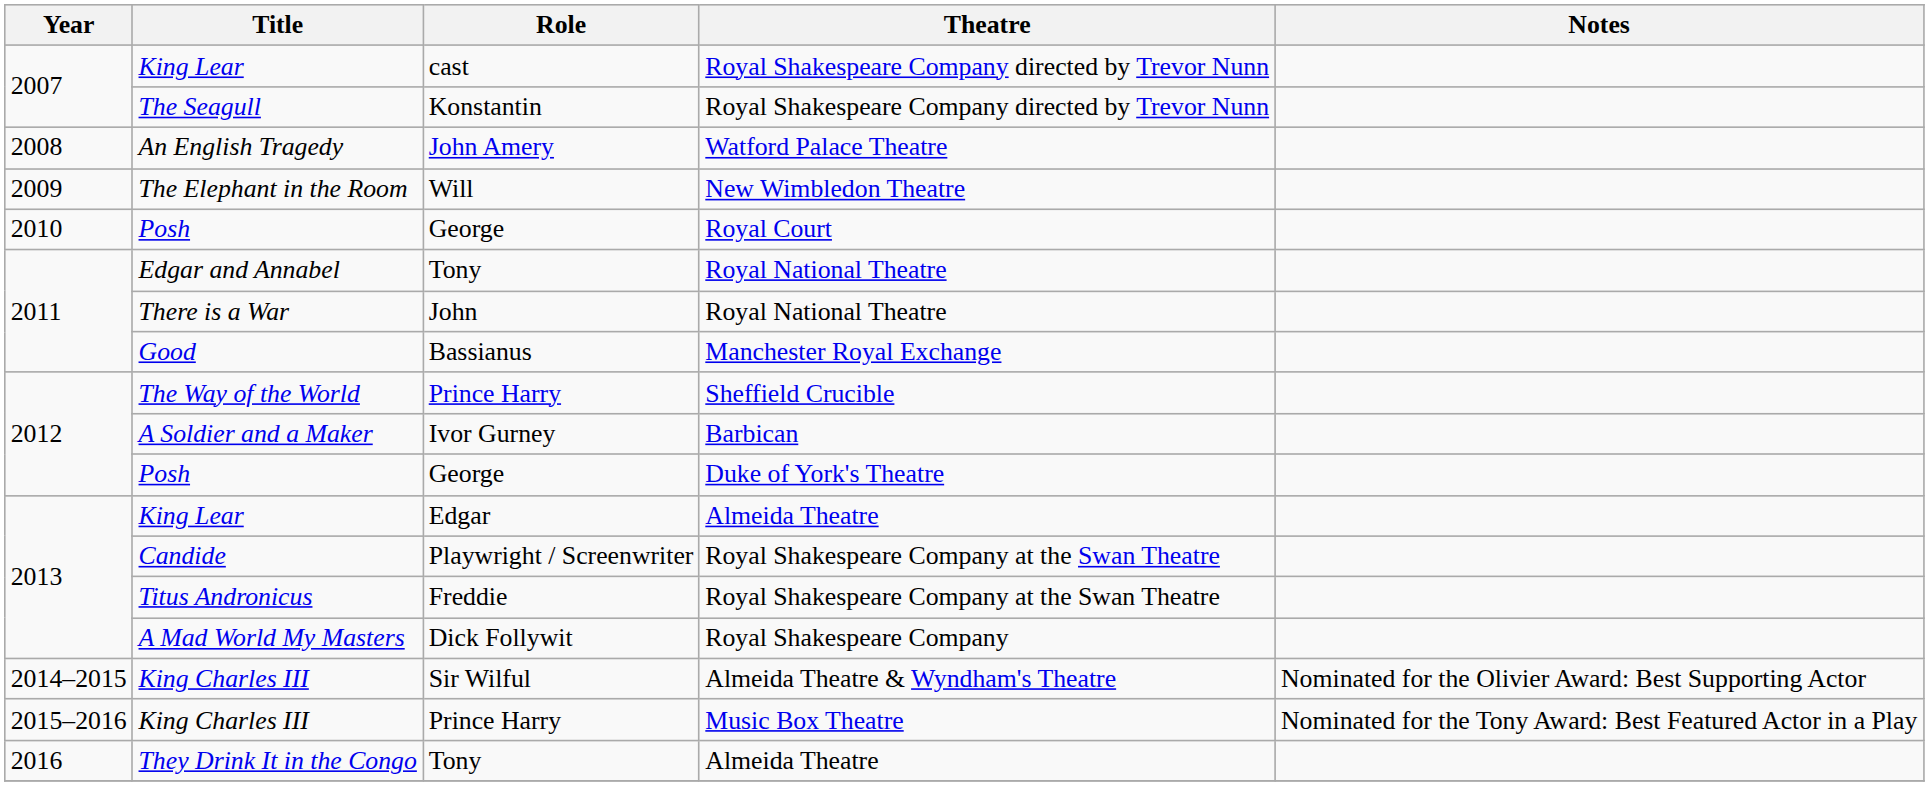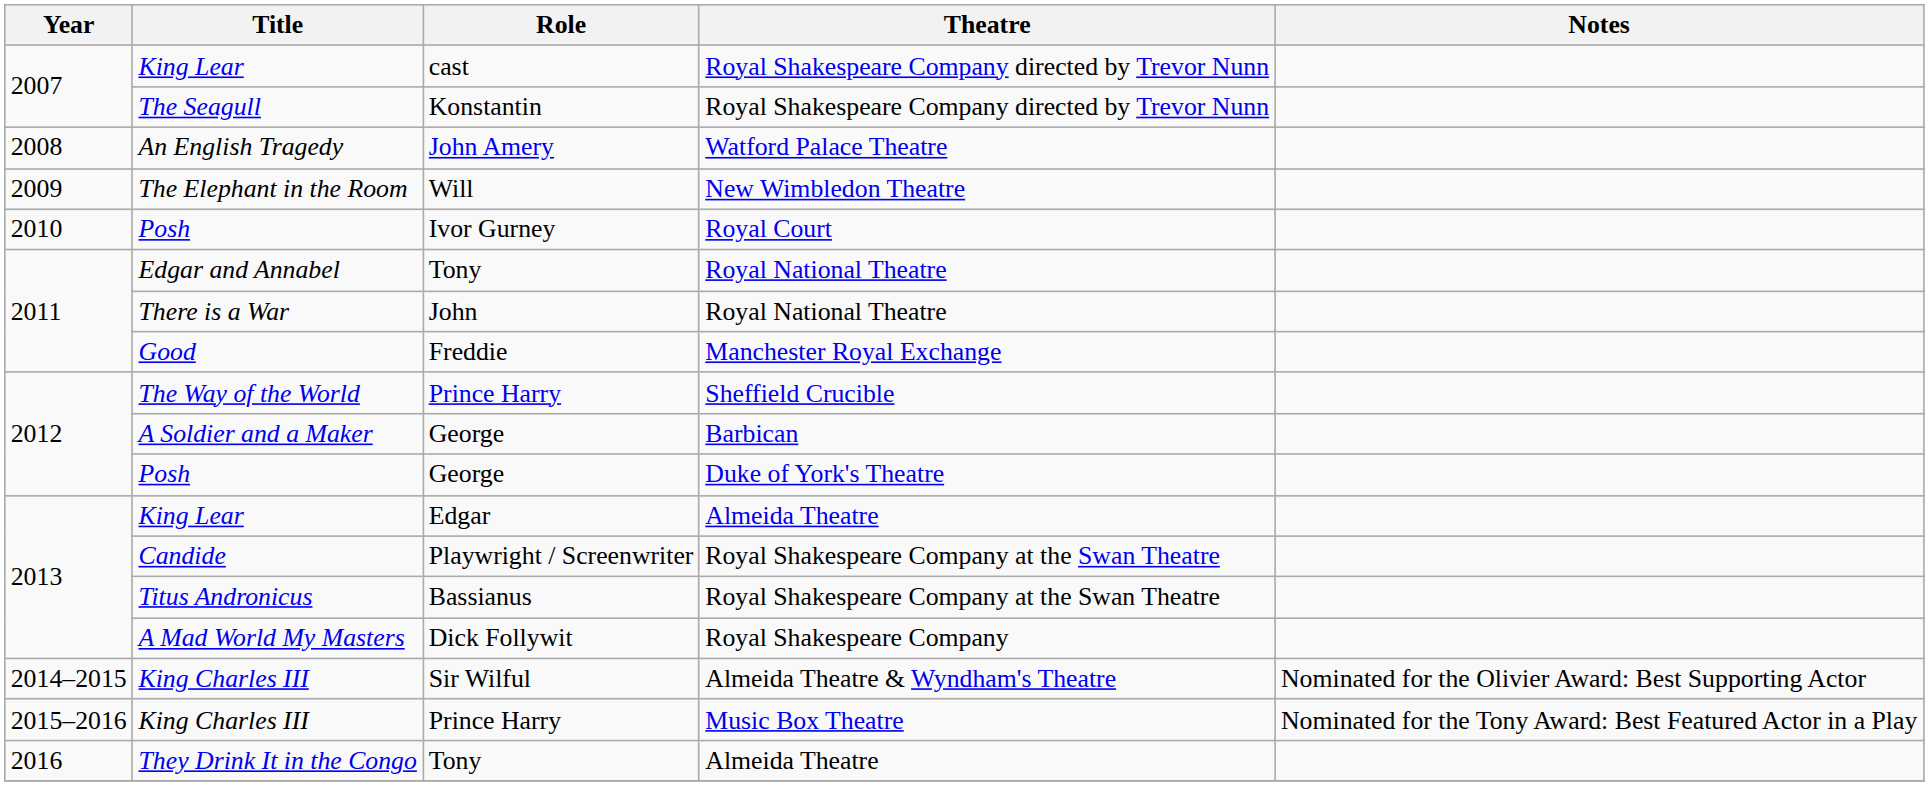(466, 229) George -> (492, 229) Ivor Gurney
(480, 351) Bassianus -> (468, 351) Freddie
(492, 433) Ivor Gurney -> (466, 433) George
(468, 596) Freddie -> (480, 596) Bassianus
